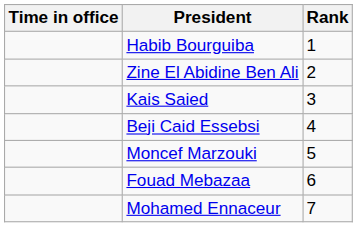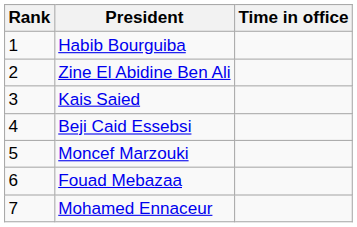columns swapped: (328, 18) <-> (64, 18)
